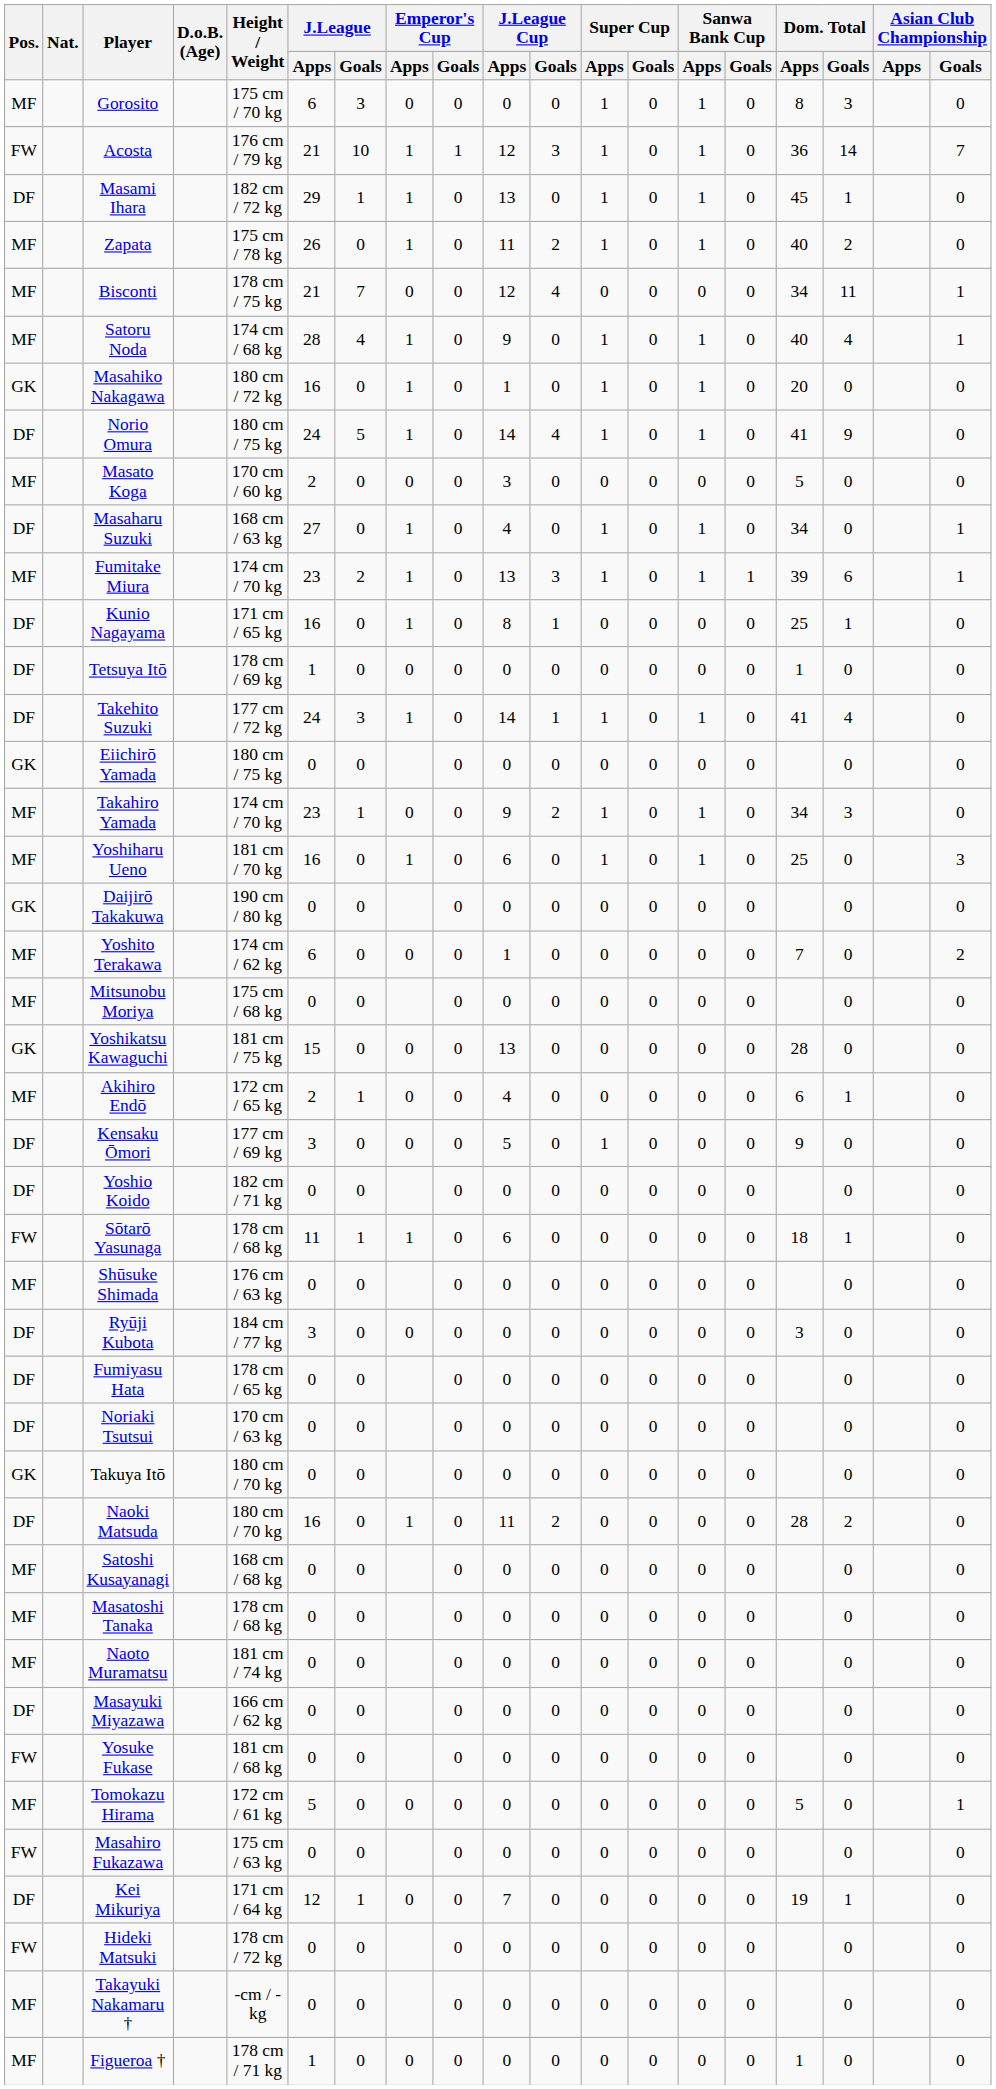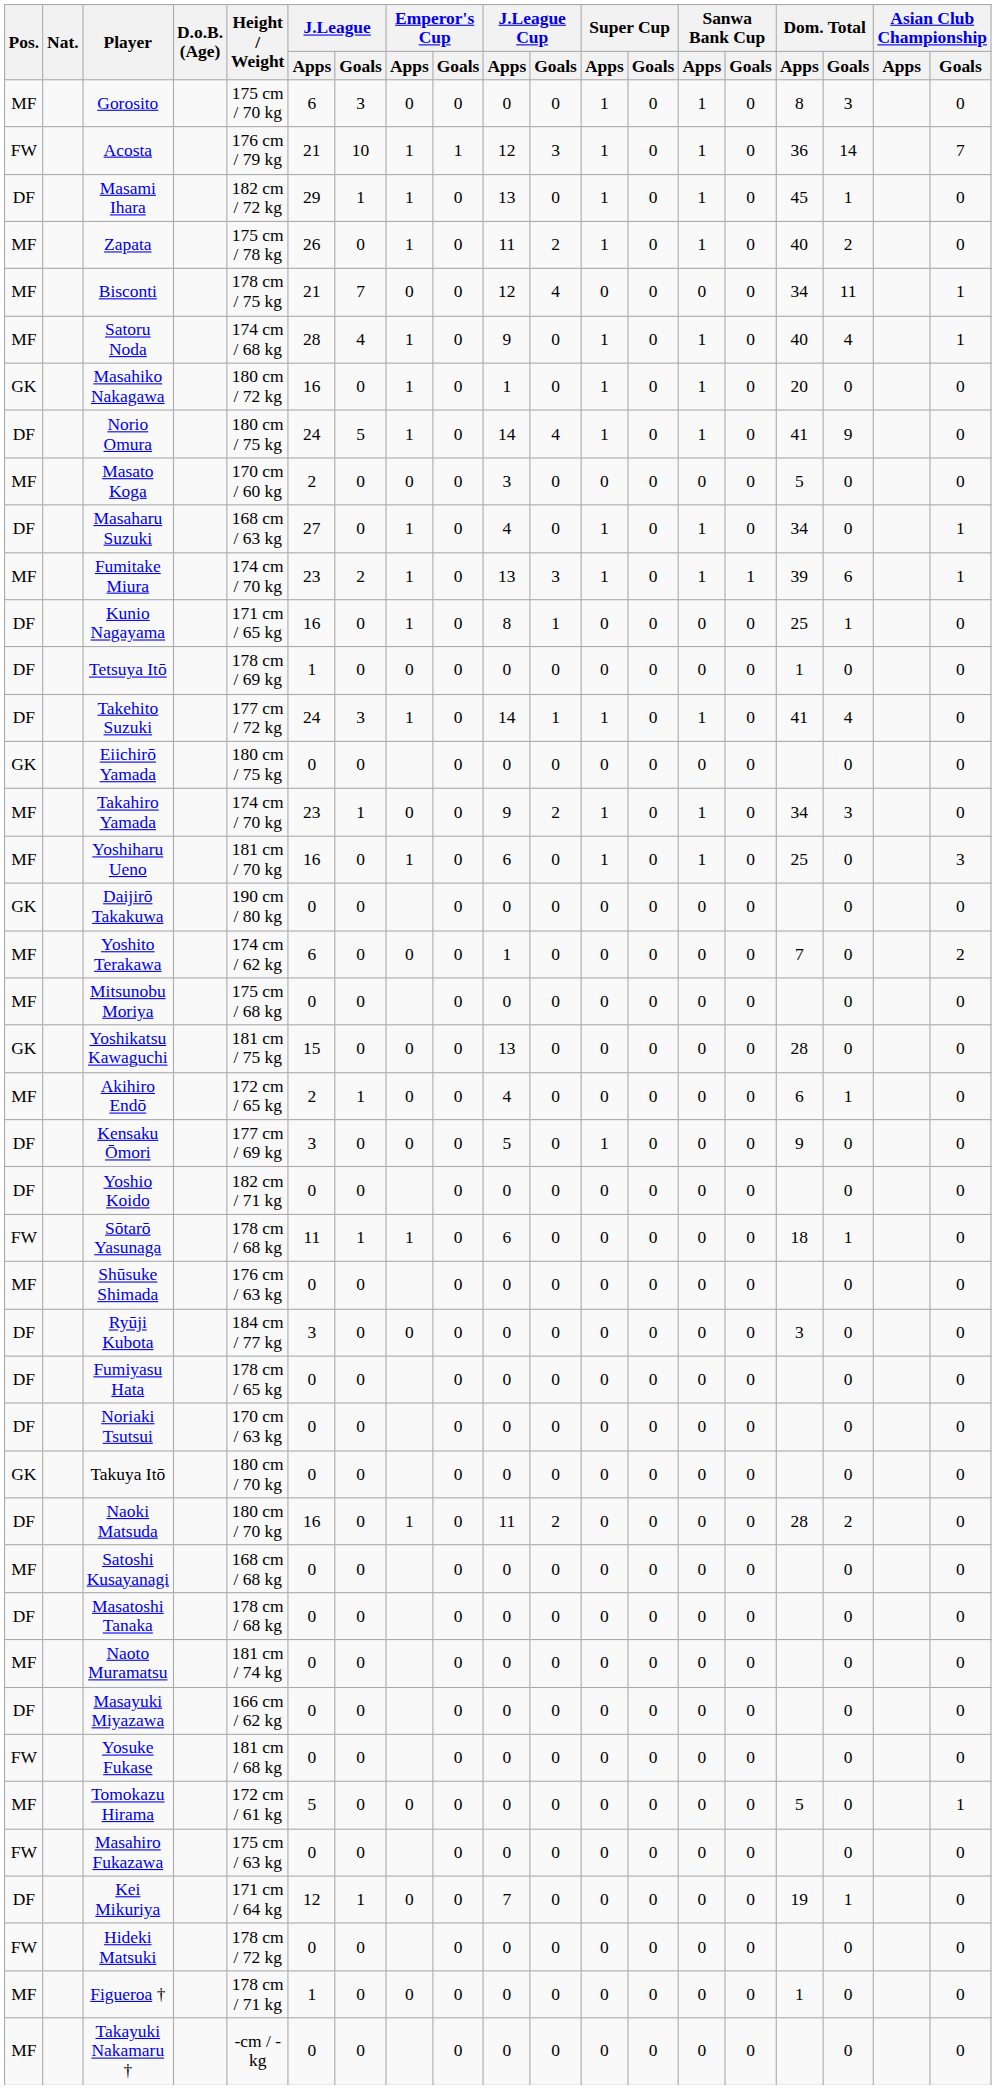(24, 1615) MF -> (24, 1615) DF
rows swapped: (128, 2004) <-> (128, 2061)
